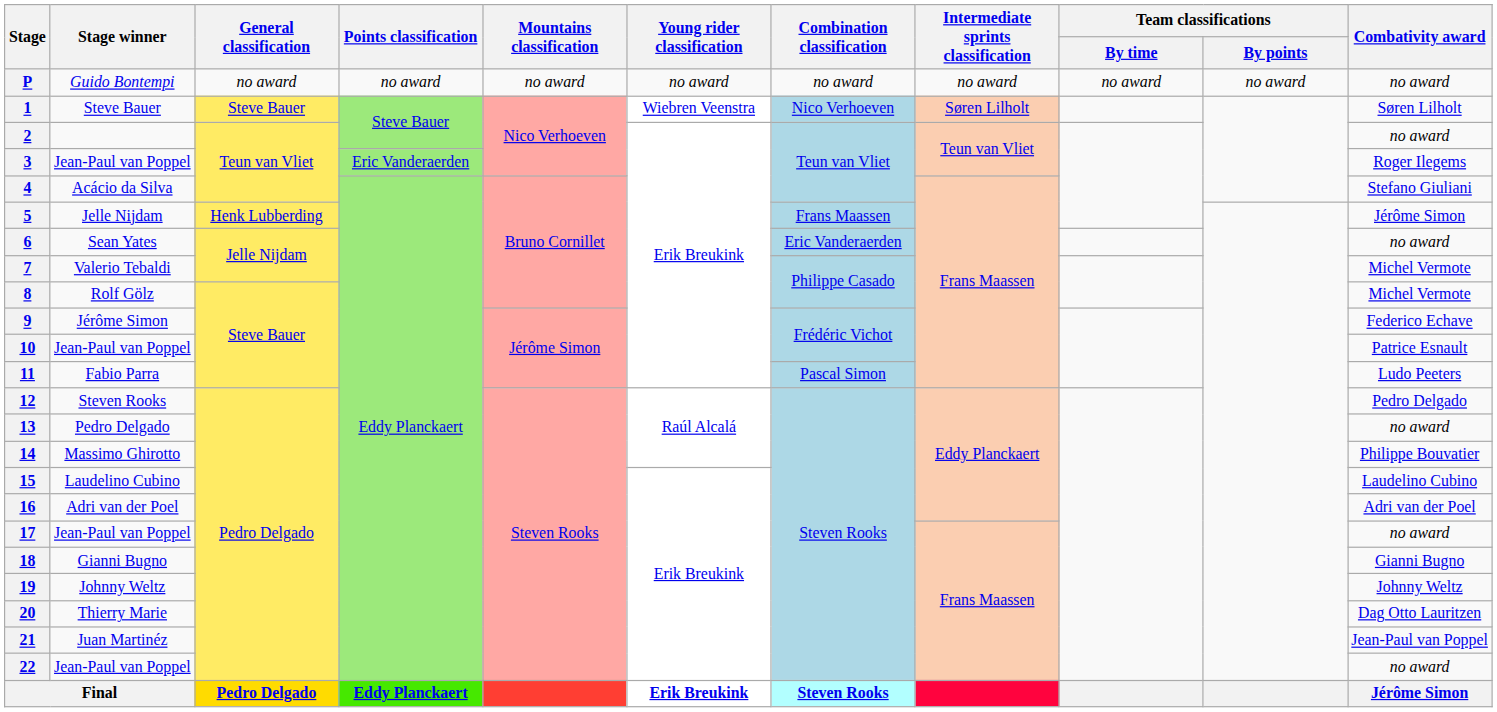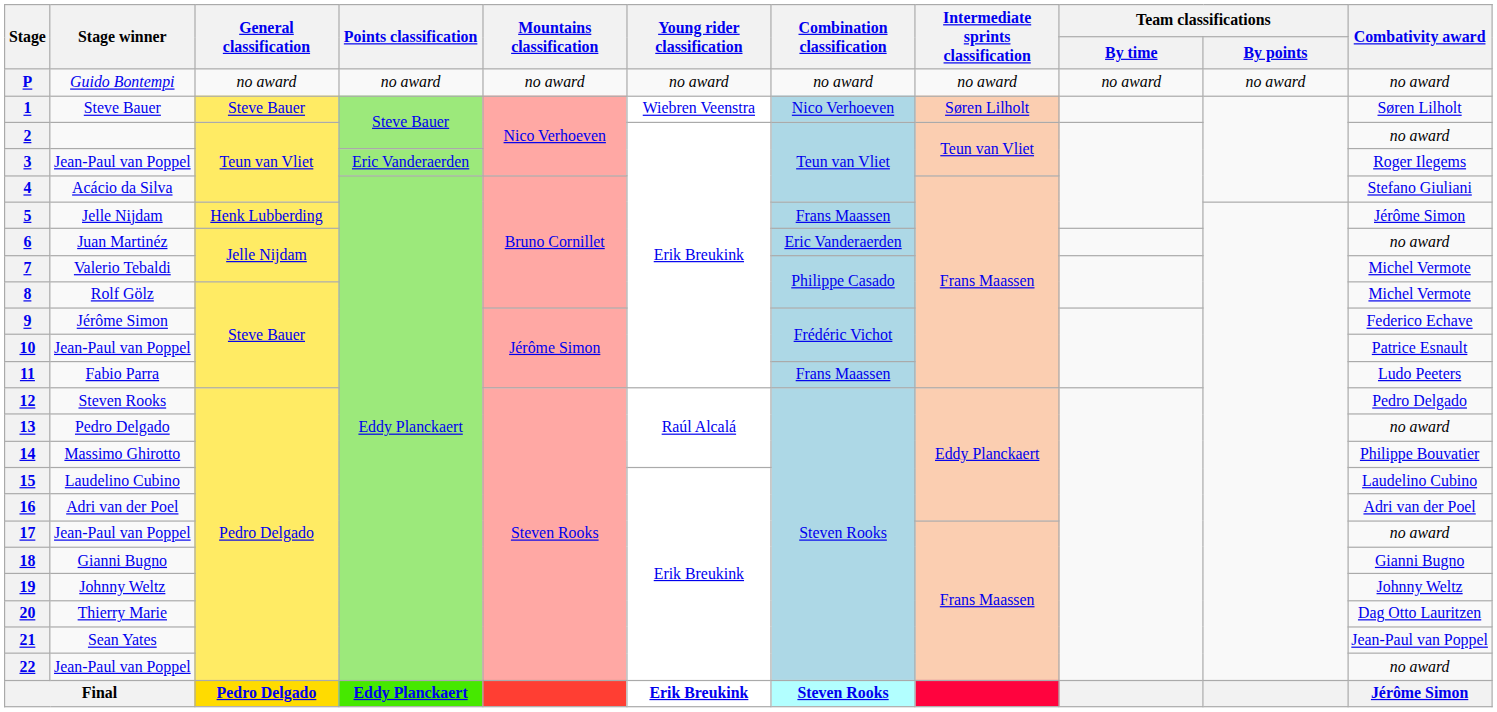(122, 242) Sean Yates -> (122, 242) Juan Martinéz
(843, 374) Pascal Simon -> (843, 374) Frans Maassen
(122, 640) Juan Martinéz -> (122, 640) Sean Yates
